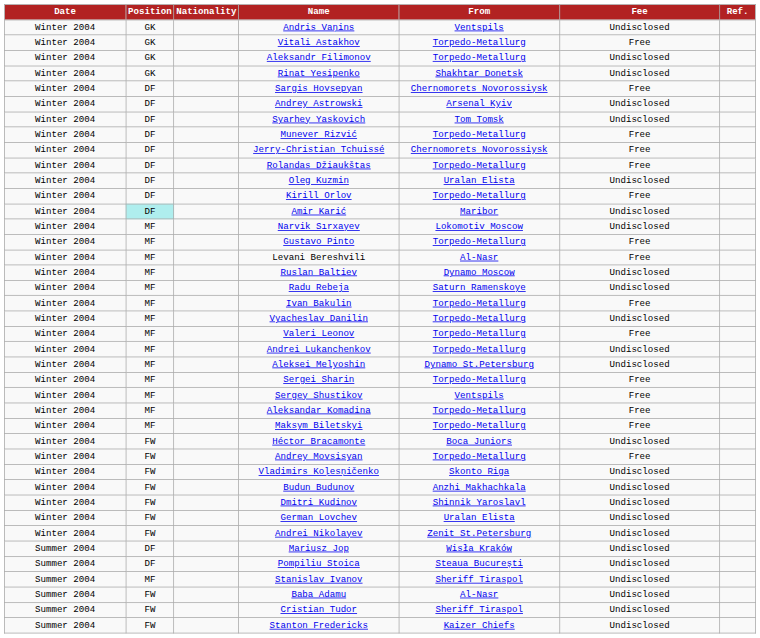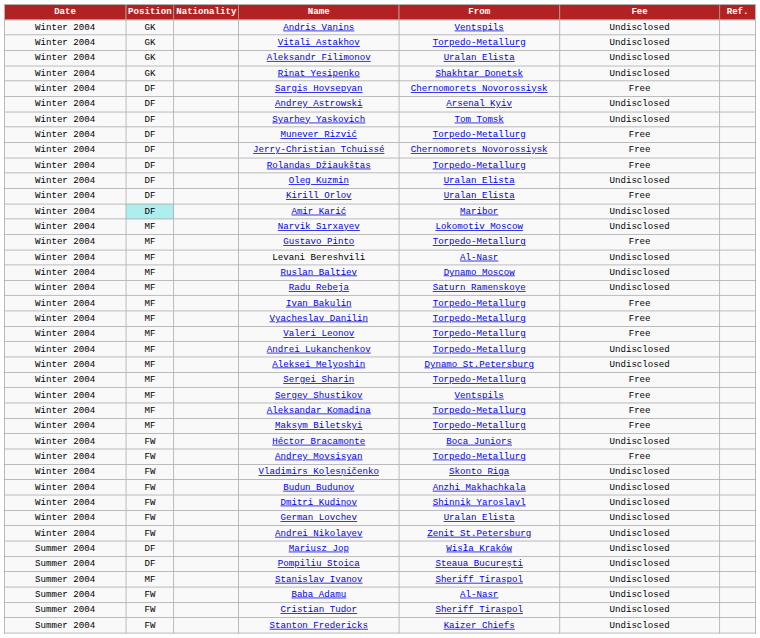(640, 42) Free -> (640, 42) Undisclosed
(479, 58) Torpedo-Metallurg -> (479, 58) Uralan Elista
(479, 196) Torpedo-Metallurg -> (479, 196) Uralan Elista
(640, 257) Free -> (640, 257) Undisclosed
(640, 318) Undisclosed -> (640, 318) Free
